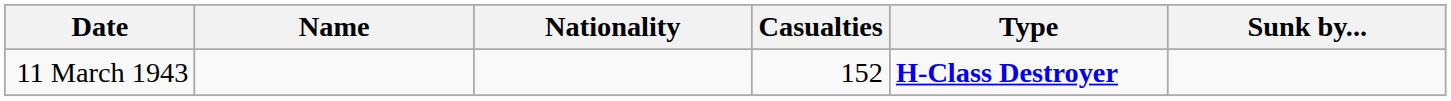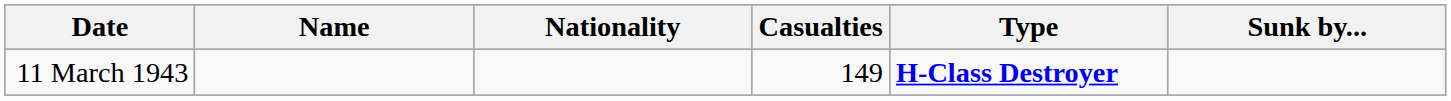(862, 71) 152 -> (862, 71) 149
